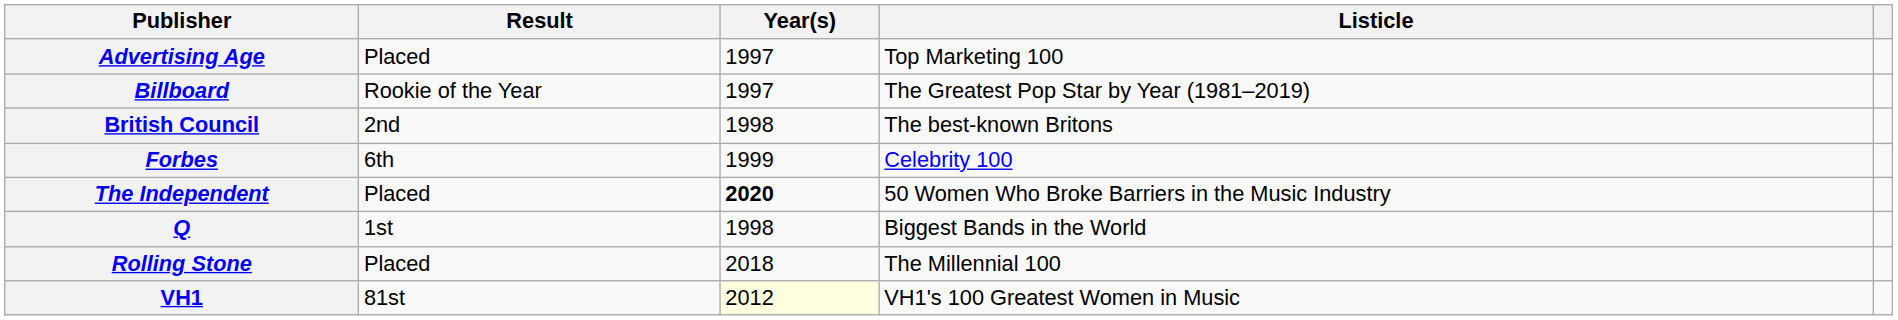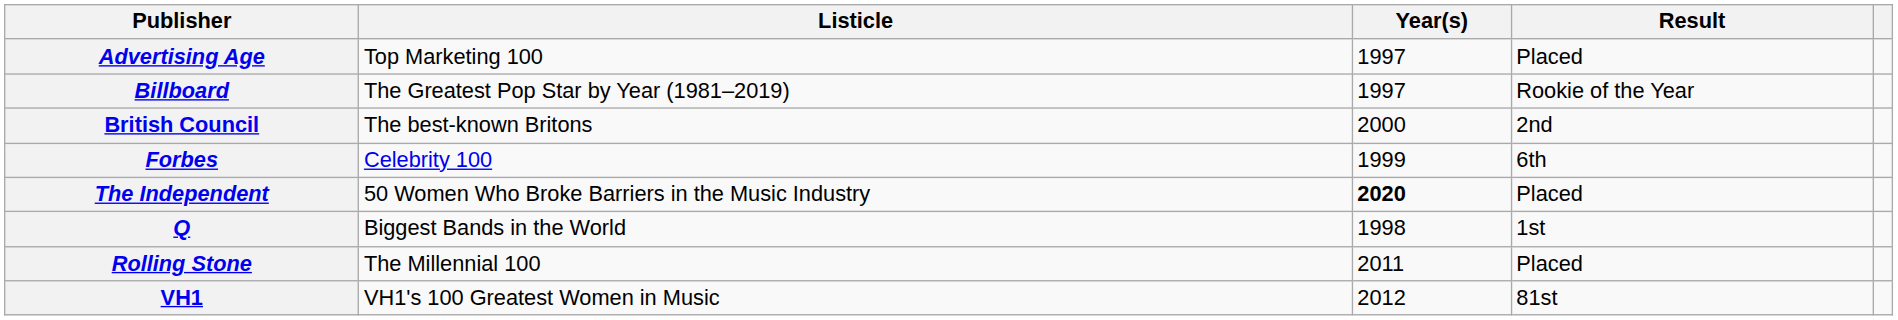columns swapped: (1376, 21) <-> (540, 21)
(750, 125) 1998 -> (1382, 125) 2000
(750, 263) 2018 -> (1381, 263) 2011
(750, 297) lightyellow background -> (1382, 297) no background
